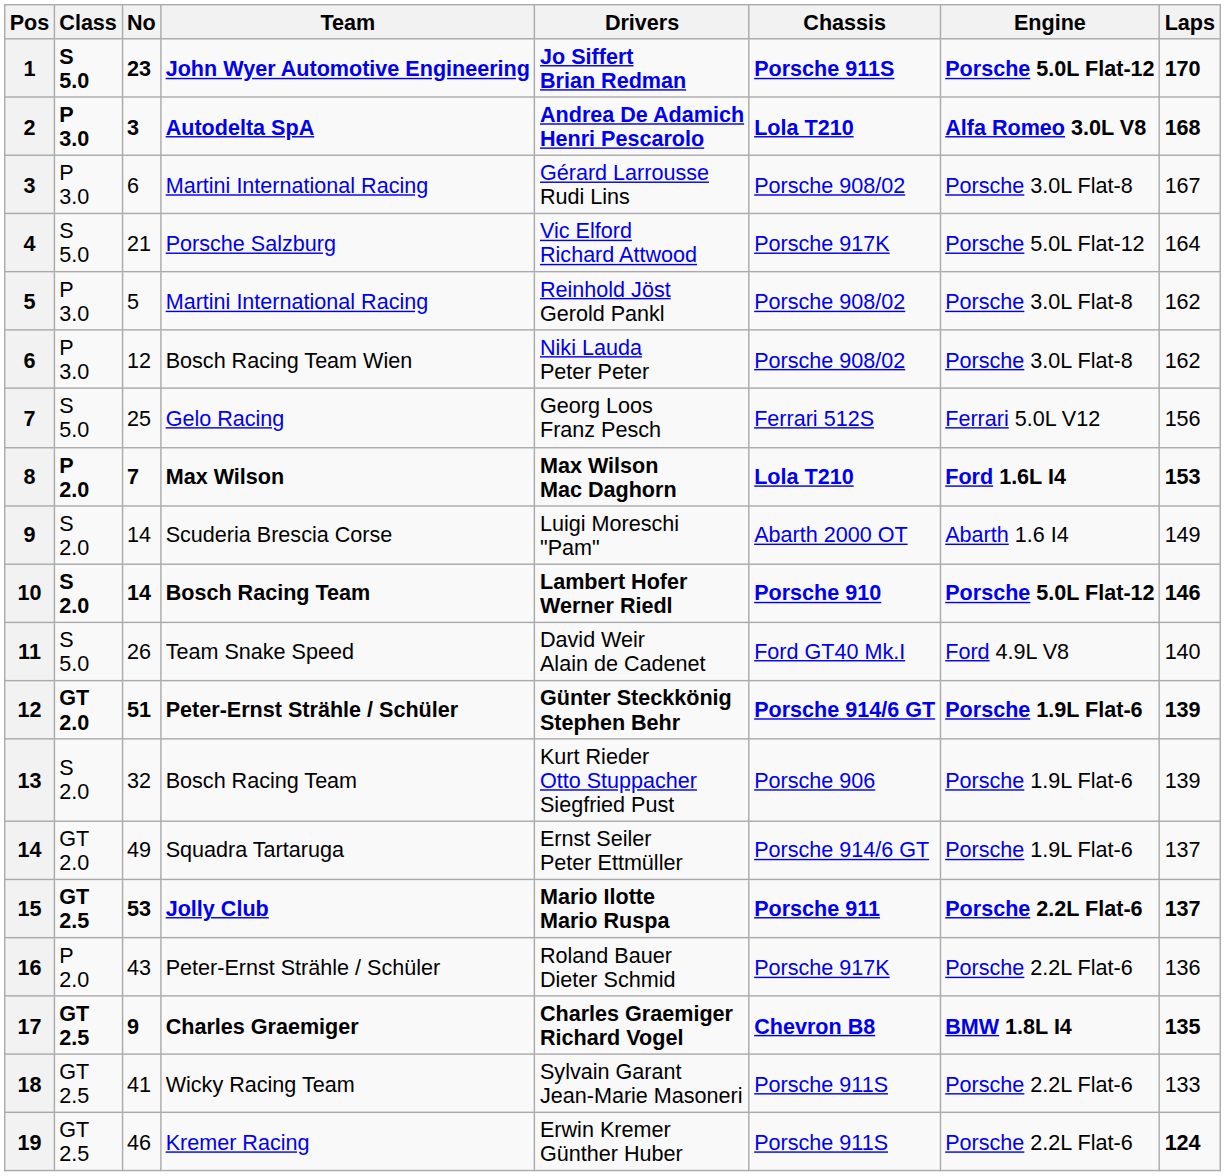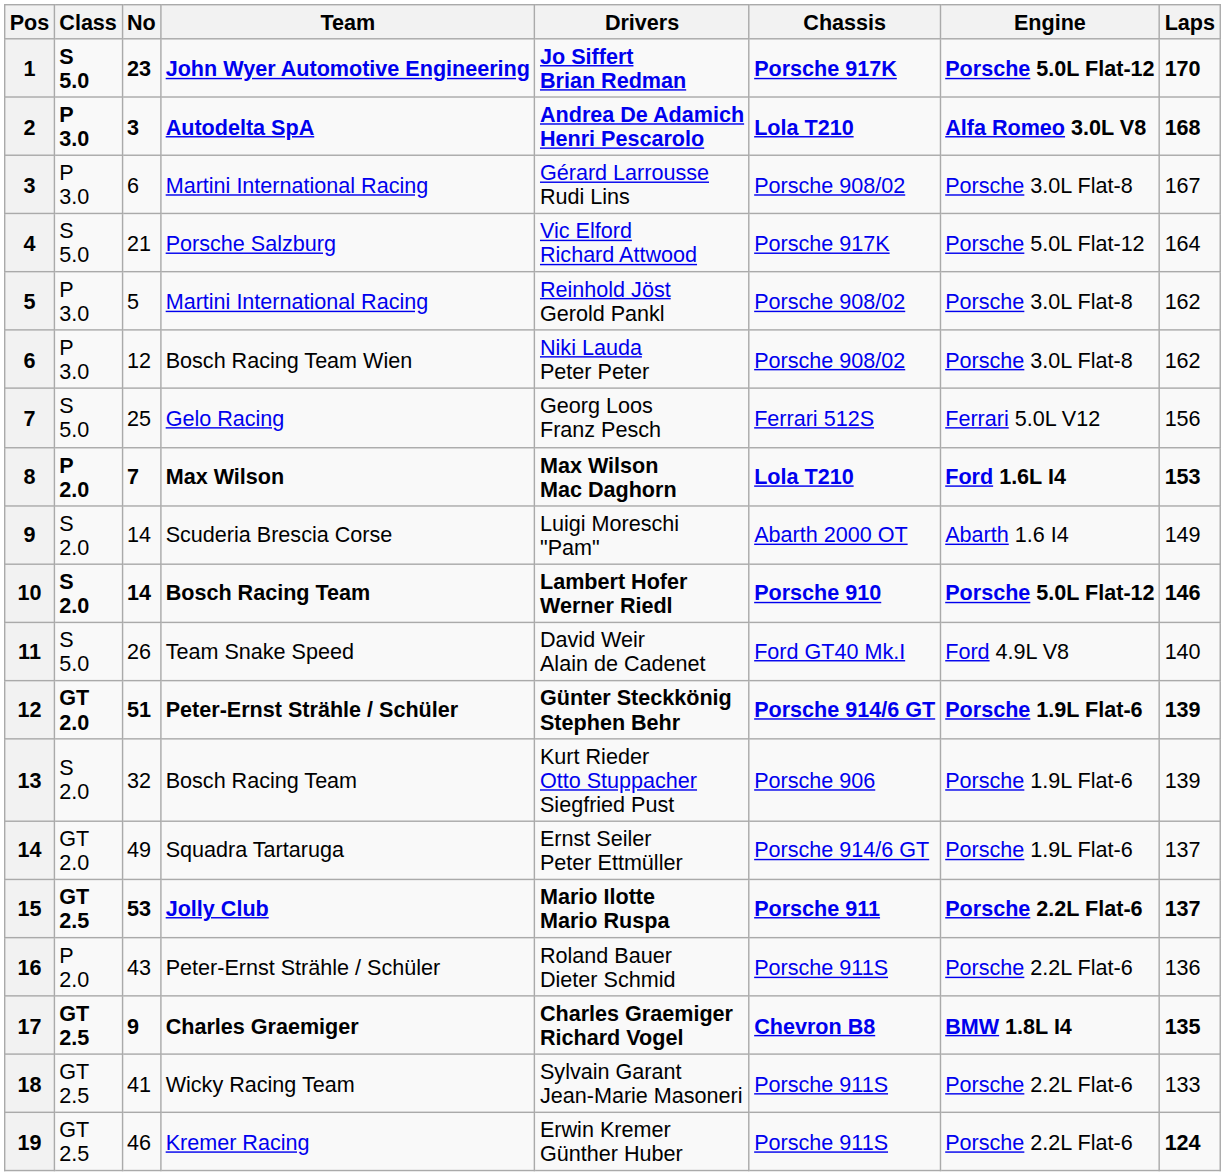(824, 68) Porsche 911S -> (825, 68) Porsche 917K
(822, 967) Porsche 917K -> (821, 967) Porsche 911S
